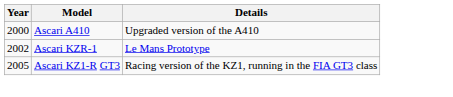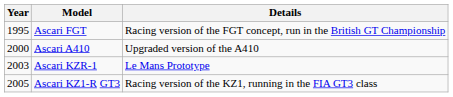+ row: (60, 30)
(18, 48) 2002 -> (18, 65) 2003
